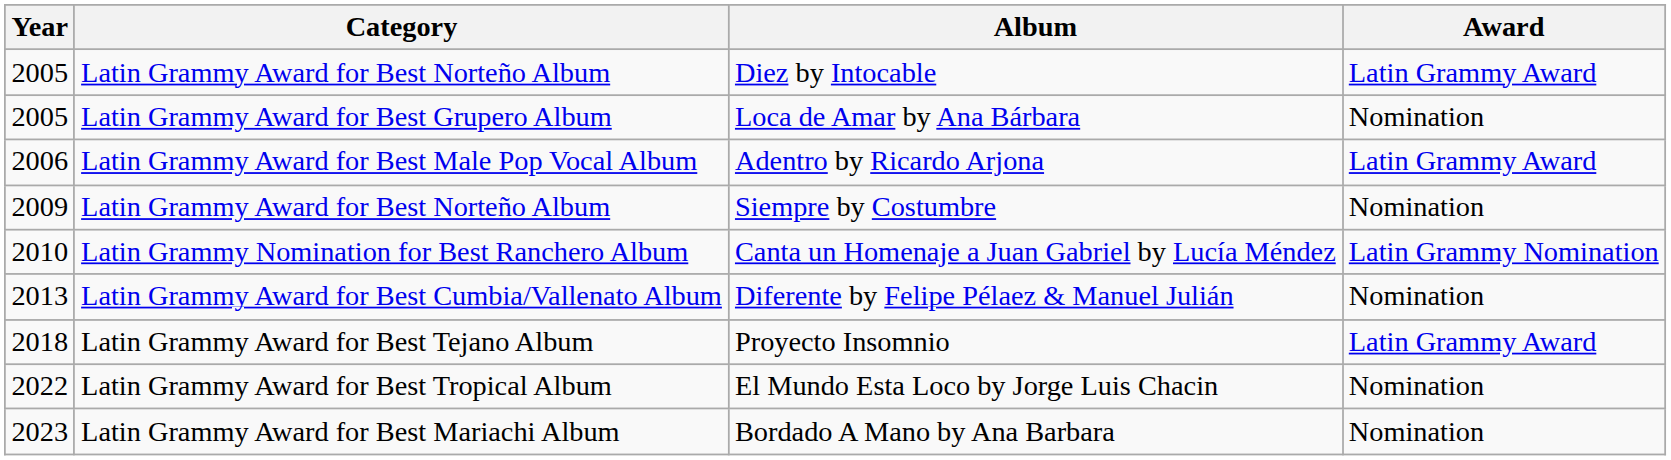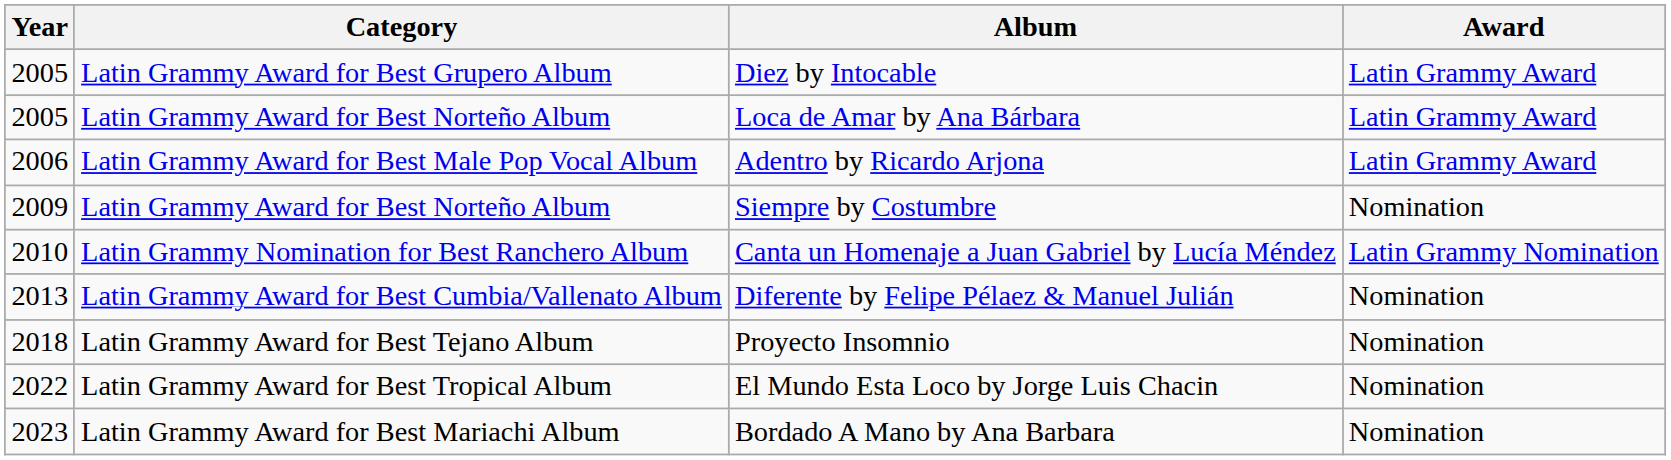(346, 71) Latin Grammy Award for Best Norteño Album -> (346, 71) Latin Grammy Award for Best Grupero Album
(346, 116) Latin Grammy Award for Best Grupero Album -> (346, 116) Latin Grammy Award for Best Norteño Album
(1416, 116) Nomination -> (1473, 116) Latin Grammy Award
(1473, 341) Latin Grammy Award -> (1416, 341) Nomination
